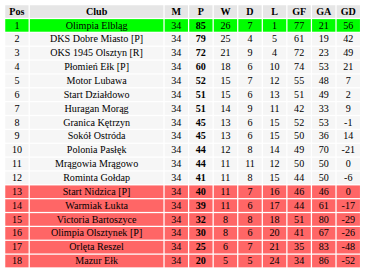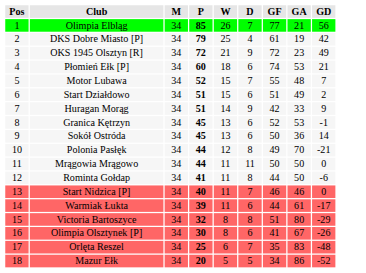- column: (275, 11)
